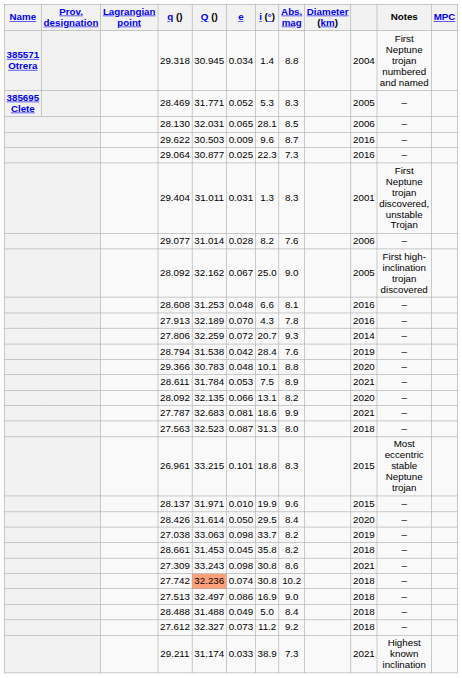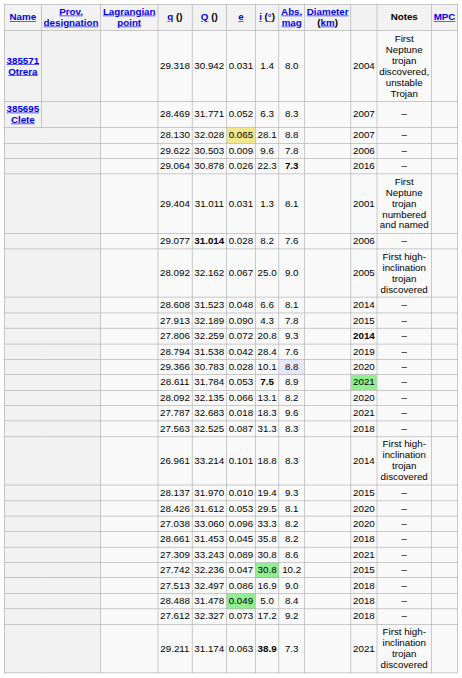(209, 60) 30.945 -> (209, 66) 30.942
(241, 60) 0.034 -> (241, 66) 0.031
(292, 60) 8.8 -> (292, 66) 8.0
(404, 60) First Neptune trojan numbered and named -> (404, 66) First Neptune trojan discovered, unstable Trojan
(267, 103) 5.3 -> (267, 114) 6.3
(364, 103) 2005 -> (364, 114) 2007
(209, 124) 32.031 -> (209, 135) 32.028
(241, 124) no background -> (241, 135) khaki background
(292, 124) 8.5 -> (292, 135) 8.8
(364, 124) 2006 -> (364, 135) 2007
(292, 140) 8.7 -> (292, 151) 7.8
(364, 140) 2016 -> (364, 151) 2006
(209, 155) 30.877 -> (209, 166) 30.878
(241, 155) 0.025 -> (241, 166) 0.026
(292, 155) normal -> (292, 166) bold
(292, 198) 8.3 -> (292, 203) 8.1
(404, 198) First Neptune trojan discovered, unstable Trojan -> (404, 203) First Neptune trojan numbered and named
(209, 241) normal -> (209, 241) bold
(209, 305) 31.253 -> (209, 305) 31.523
(364, 305) 2016 -> (364, 305) 2014
(241, 320) 0.070 -> (241, 320) 0.090
(364, 320) 2016 -> (364, 320) 2015
(267, 336) 20.7 -> (267, 336) 20.8
(364, 336) normal -> (364, 336) bold
(241, 367) 0.048 -> (241, 367) 0.028
(292, 367) no background -> (292, 367) lavender background
(267, 382) normal -> (267, 382) bold
(364, 382) no background -> (364, 382) lightgreen background
(241, 413) 0.081 -> (241, 413) 0.018
(267, 413) 18.6 -> (267, 413) 18.3
(292, 413) 9.9 -> (292, 413) 9.6
(209, 429) 32.523 -> (209, 429) 32.525
(292, 429) 8.0 -> (292, 429) 8.3
(209, 466) 33.215 -> (209, 461) 33.214
(364, 466) 2015 -> (364, 461) 2014
(404, 466) Most eccentric stable Neptune trojan -> (404, 461) First high-inclination trojan discovered
(209, 503) 31.971 -> (209, 492) 31.970
(267, 503) 19.9 -> (267, 492) 19.4
(292, 503) 9.6 -> (292, 492) 9.3
(209, 519) 31.614 -> (209, 508) 31.612
(241, 519) 0.050 -> (241, 508) 0.053
(292, 519) 8.4 -> (292, 508) 8.1
(209, 534) 33.063 -> (209, 523) 33.060
(241, 534) 0.098 -> (241, 523) 0.096
(267, 534) 33.7 -> (267, 523) 33.3
(364, 534) 2019 -> (364, 523) 2020
(241, 565) 0.098 -> (241, 554) 0.089
(209, 581) lightsalmon background -> (209, 570) no background
(241, 581) 0.074 -> (241, 570) 0.047
(267, 581) no background -> (267, 570) lightgreen background
(364, 581) 2018 -> (364, 570) 2015
(209, 612) 31.488 -> (209, 601) 31.478
(241, 612) no background -> (241, 601) lightgreen background
(267, 627) 11.2 -> (267, 616) 17.2
(241, 654) 0.033 -> (241, 648) 0.063
(267, 654) normal -> (267, 648) bold
(404, 654) Highest known inclination -> (404, 648) First high-inclination trojan discovered
